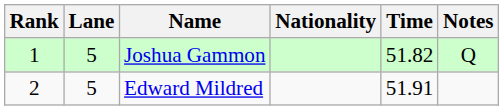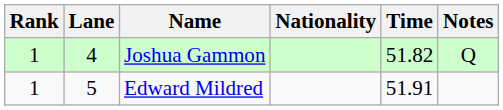(91, 54) 5 -> (91, 54) 4
(34, 88) 2 -> (34, 88) 1
